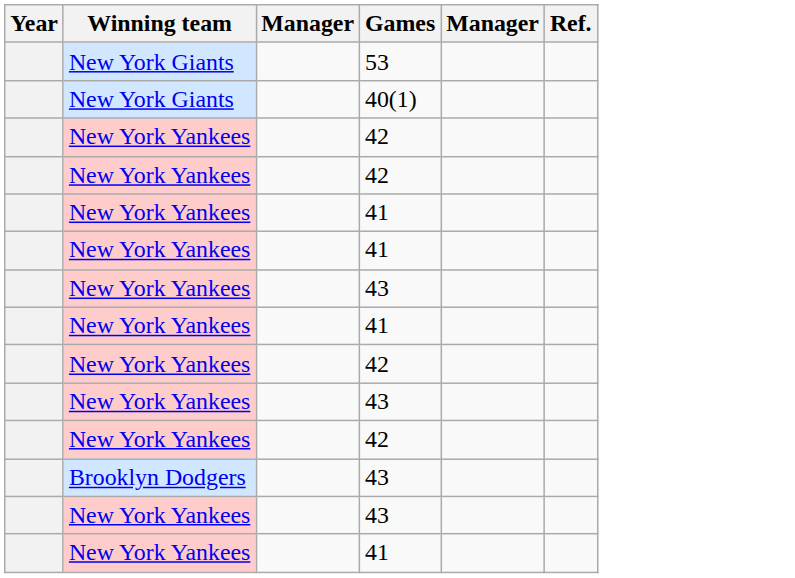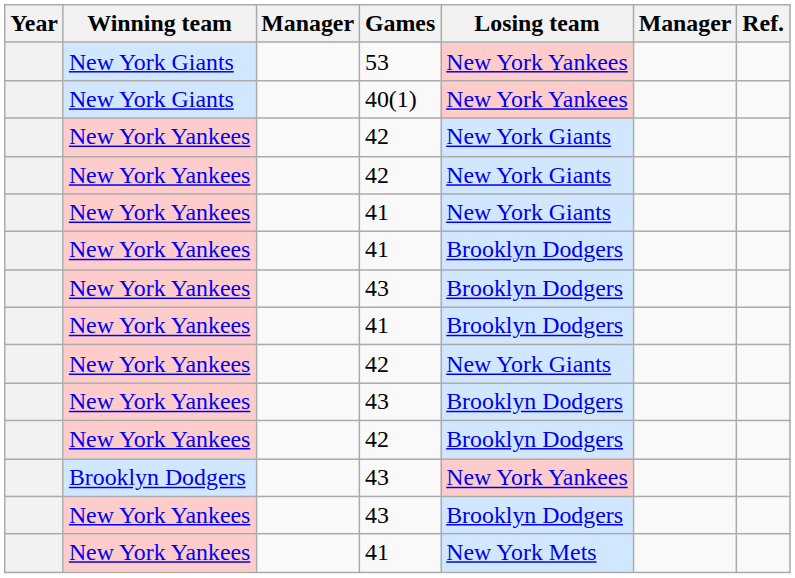+ column: (537, 23)
